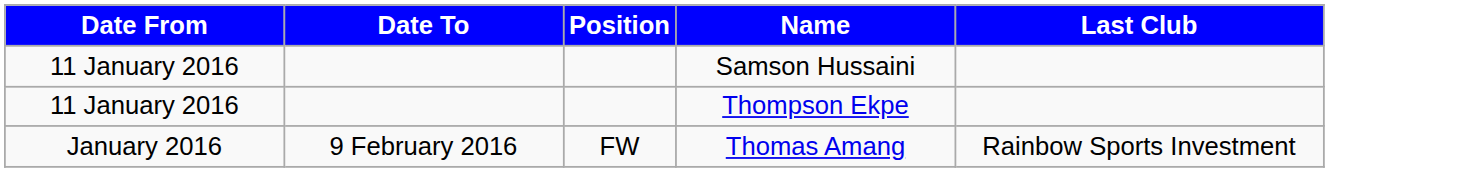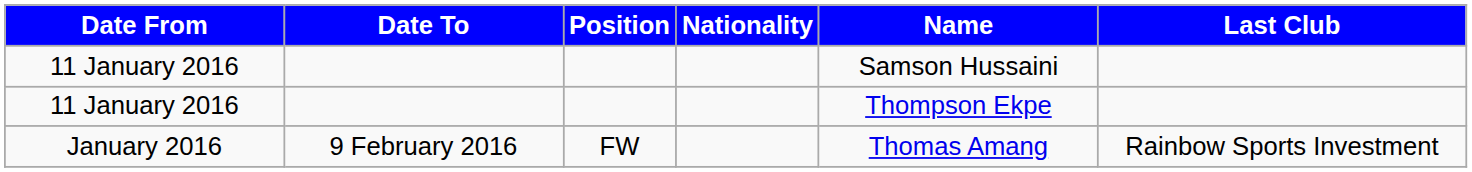+ column: (747, 26)
